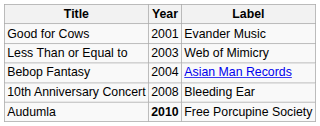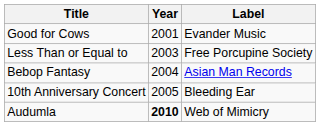(227, 53) Web of Mimicry -> (248, 53) Free Porcupine Society
(165, 92) 2008 -> (165, 92) 2005
(248, 111) Free Porcupine Society -> (227, 111) Web of Mimicry
